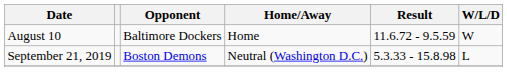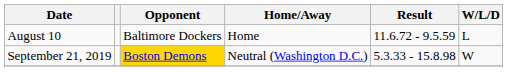(468, 35) W -> (466, 35) L
(165, 55) no background -> (165, 55) gold background
(466, 55) L -> (468, 55) W
